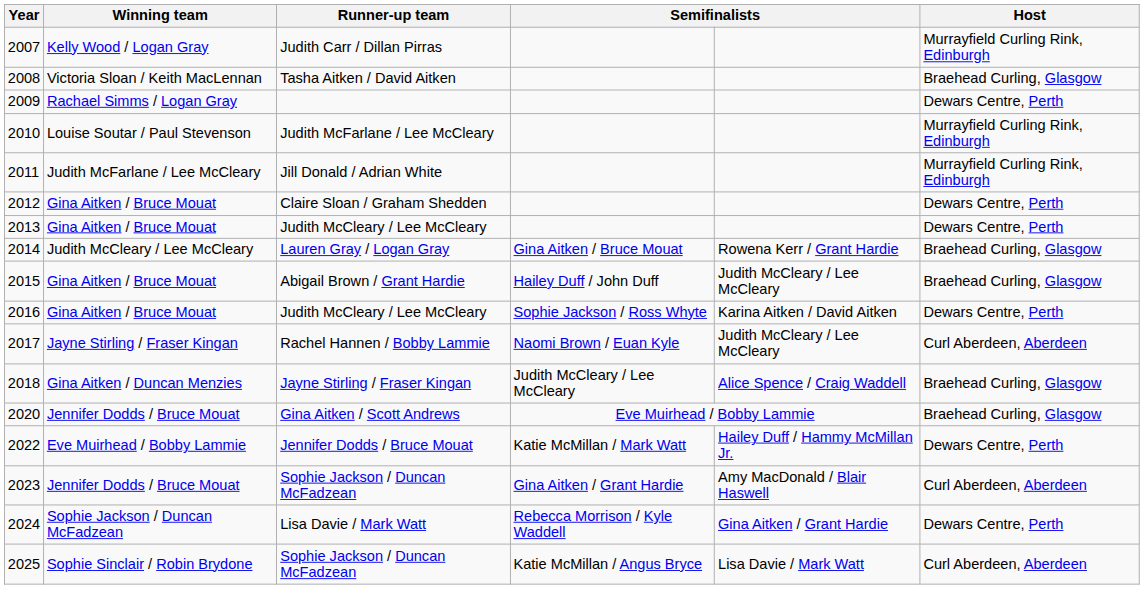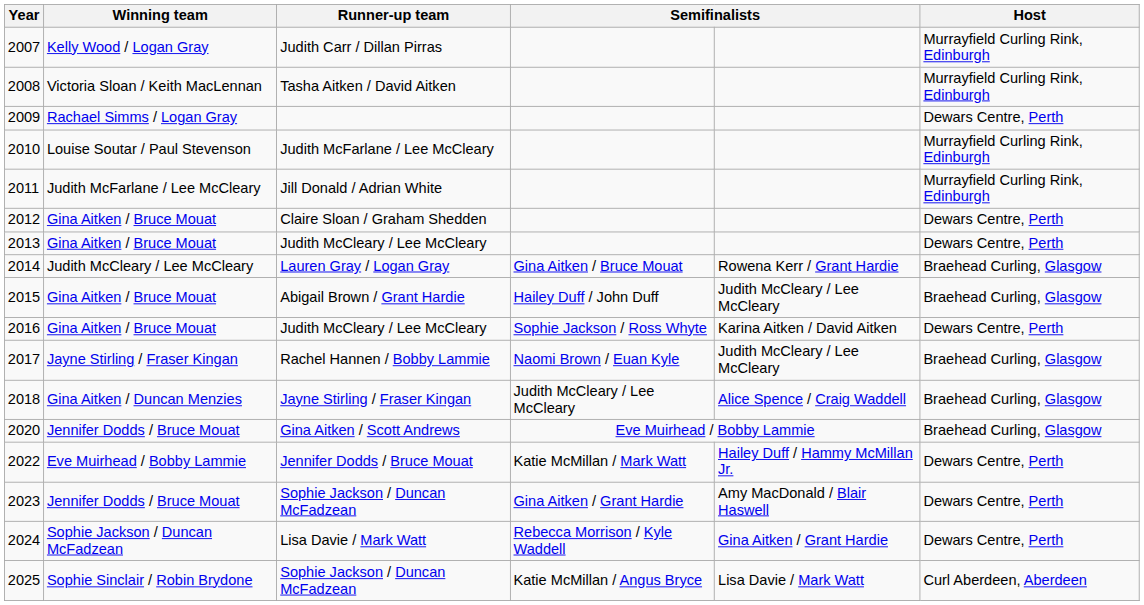(1012, 78) Braehead Curling, Glasgow -> (1003, 86) Murrayfield Curling Rink, Edinburgh
(1005, 343) Curl Aberdeen, Aberdeen -> (1012, 360) Braehead Curling, Glasgow
(1005, 485) Curl Aberdeen, Aberdeen -> (993, 501) Dewars Centre, Perth
